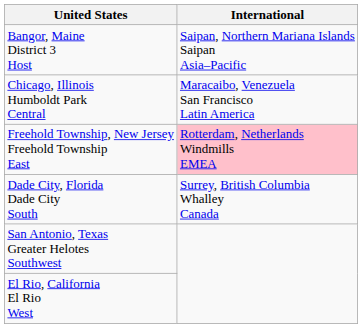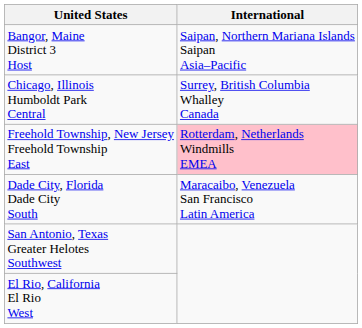(237, 99) Maracaibo, Venezuela San Francisco Latin America -> (245, 99) Surrey, British Columbia Whalley Canada
(245, 199) Surrey, British Columbia Whalley Canada -> (237, 199) Maracaibo, Venezuela San Francisco Latin America
